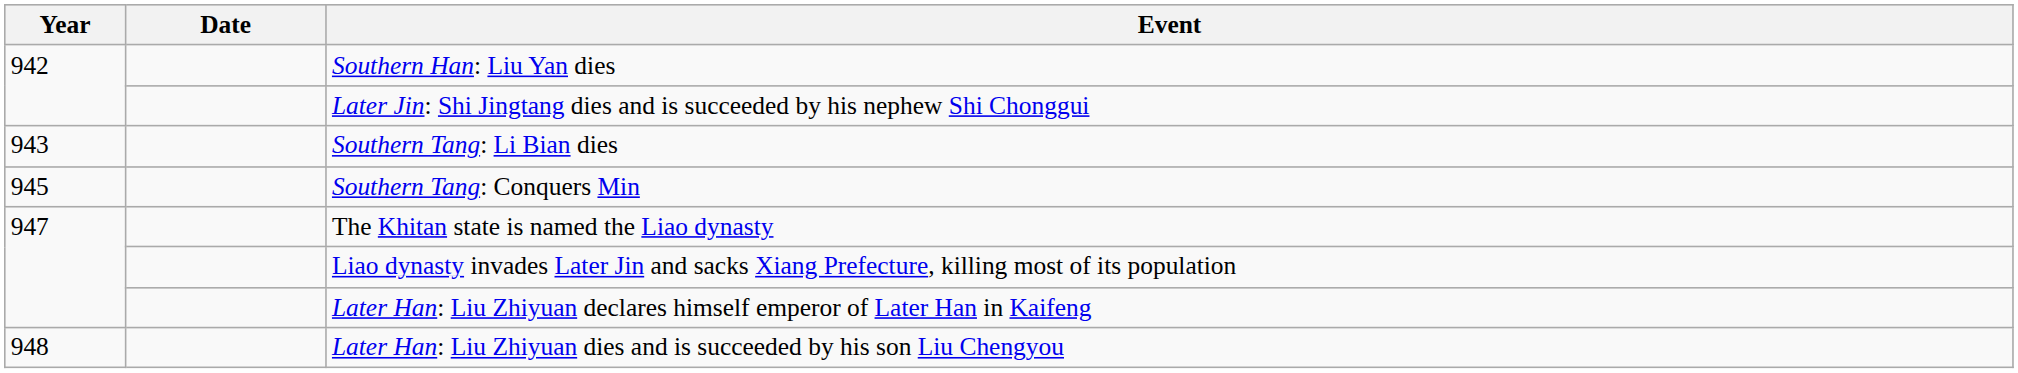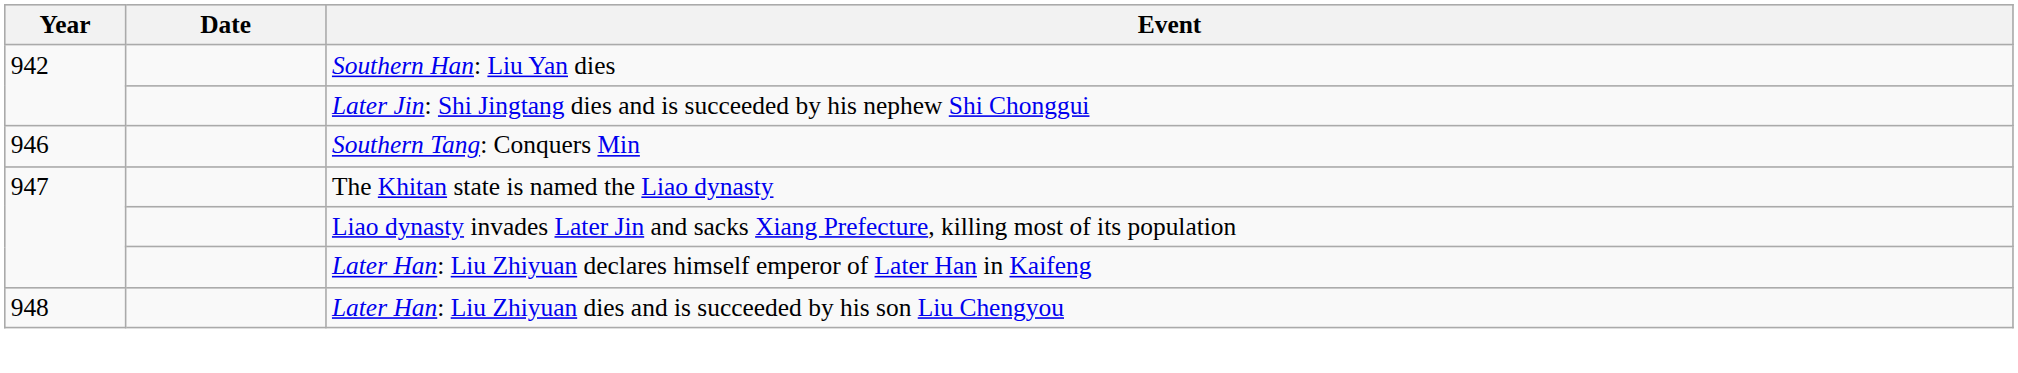- row: (475, 145)
(30, 186) 945 -> (30, 145) 946
